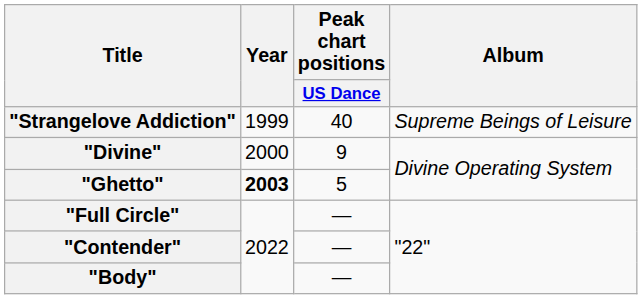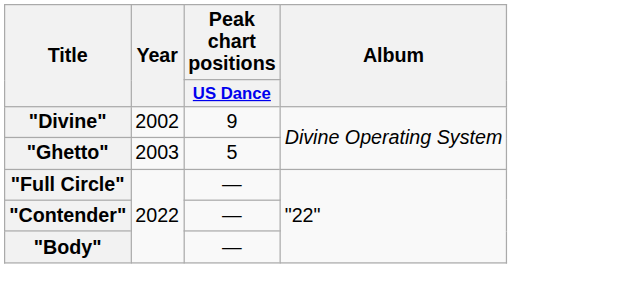- row: (123, 121)
(267, 153) 2000 -> (157, 121) 2002
(267, 184) bold -> (157, 153) normal
